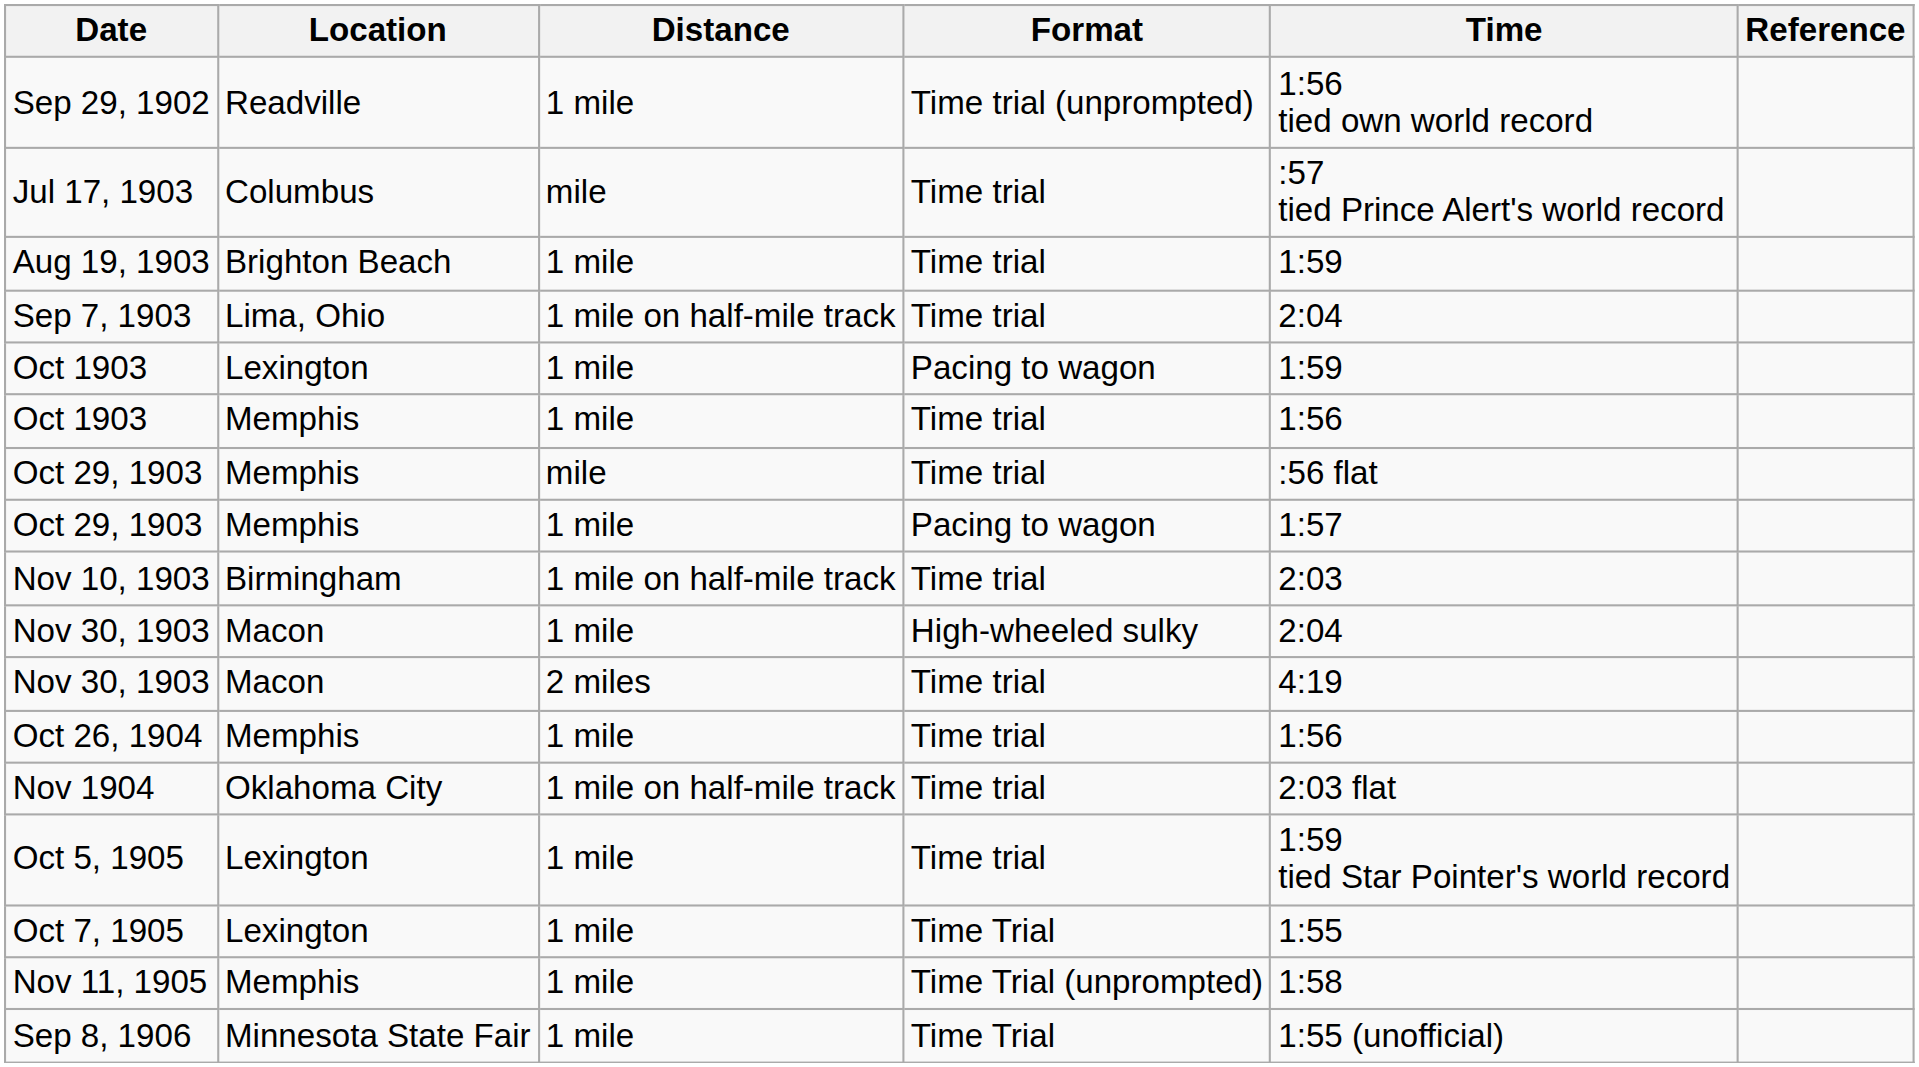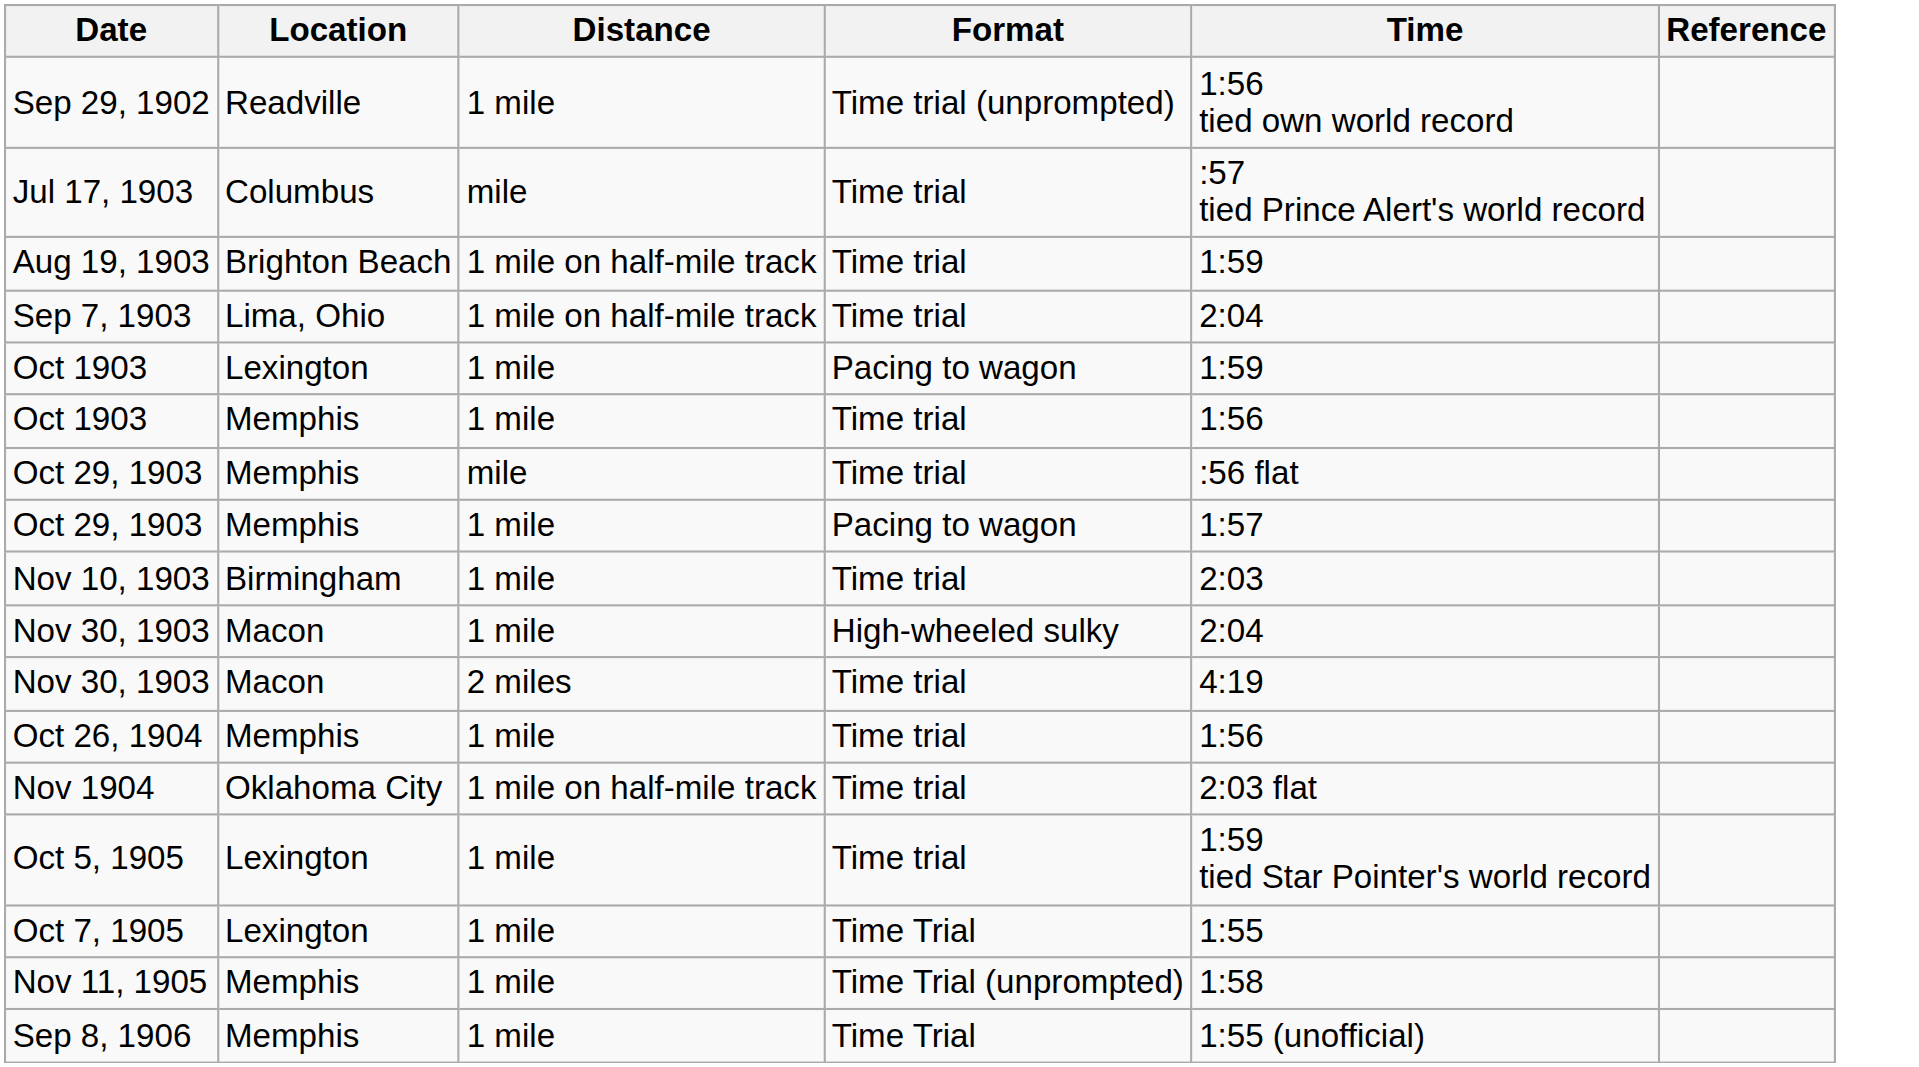(590, 262) 1 mile -> (642, 262) 1 mile on half-mile track
(721, 578) 1 mile on half-mile track -> (511, 578) 1 mile
(378, 1035) Minnesota State Fair -> (292, 1035) Memphis
